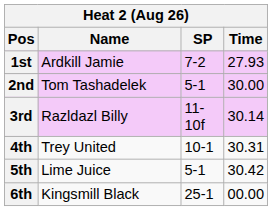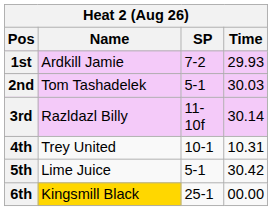(246, 62) 27.93 -> (246, 62) 29.93
(246, 85) 30.00 -> (246, 85) 30.03
(246, 147) 30.31 -> (246, 147) 10.31
(90, 194) no background -> (90, 194) gold background
